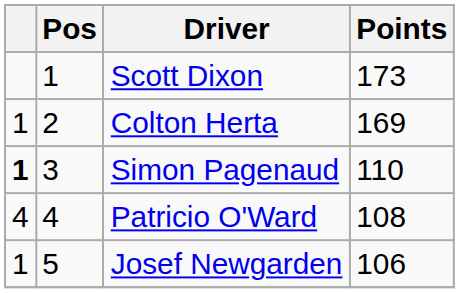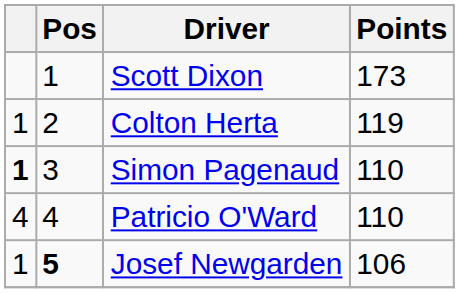(381, 123) 169 -> (380, 123) 119
(381, 217) 108 -> (380, 217) 110
(51, 265) normal -> (51, 265) bold
